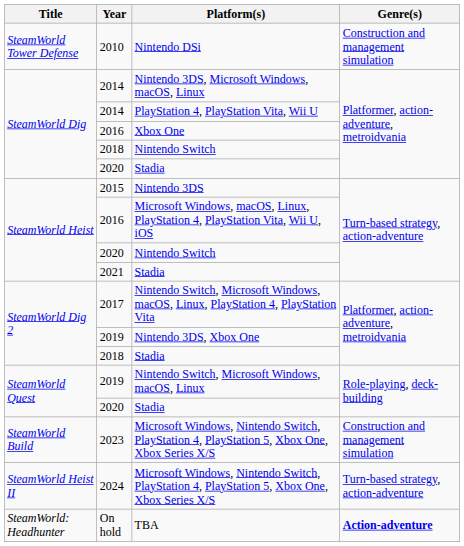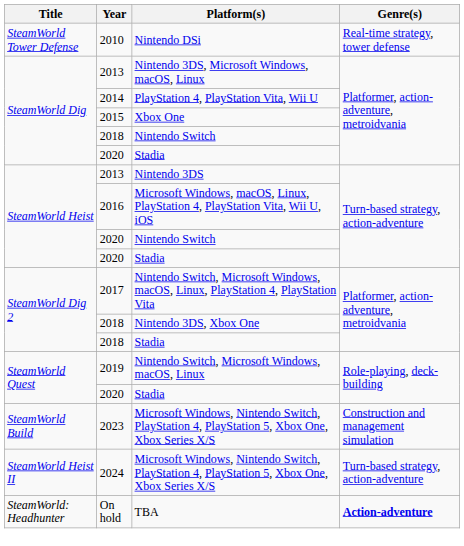(384, 46) Construction and management simulation -> (388, 39) Real-time strategy, tower defense
(112, 85) 2014 -> (112, 72) 2013
(112, 130) 2016 -> (112, 117) 2015
(112, 187) 2015 -> (112, 174) 2013
(112, 271) 2021 -> (112, 258) 2020
(112, 336) 2019 -> (112, 323) 2018
